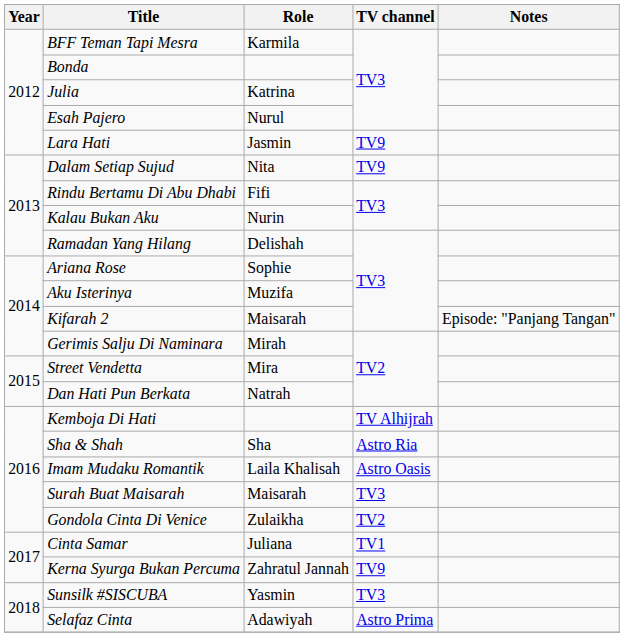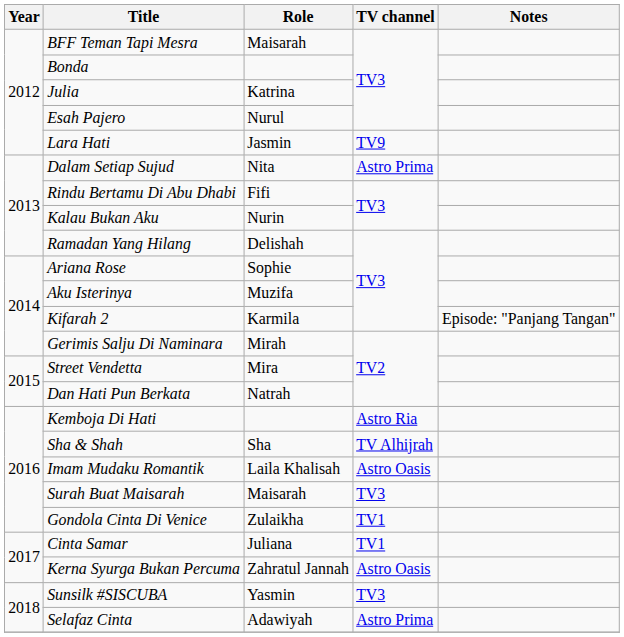(273, 42) Karmila -> (277, 42) Maisarah
(371, 167) TV9 -> (395, 167) Astro Prima
(277, 318) Maisarah -> (273, 318) Karmila
(395, 419) TV Alhijrah -> (387, 419) Astro Ria
(387, 444) Astro Ria -> (395, 444) TV Alhijrah
(371, 519) TV2 -> (371, 519) TV1
(371, 569) TV9 -> (393, 569) Astro Oasis
